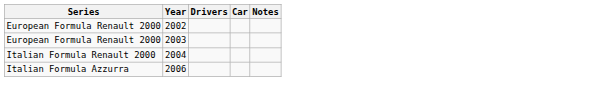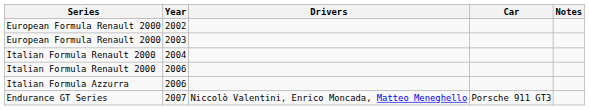+ row: (81, 69)
+ row: (57, 98)
